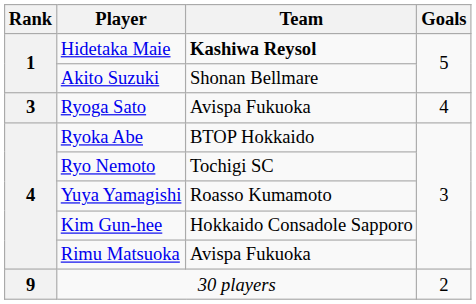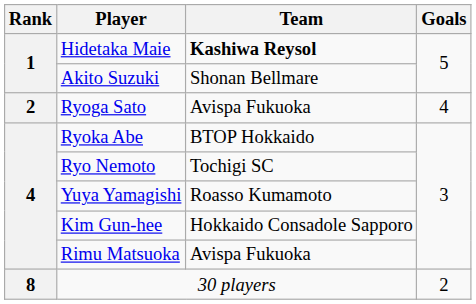(31, 107) 3 -> (31, 107) 2
(31, 284) 9 -> (31, 284) 8
